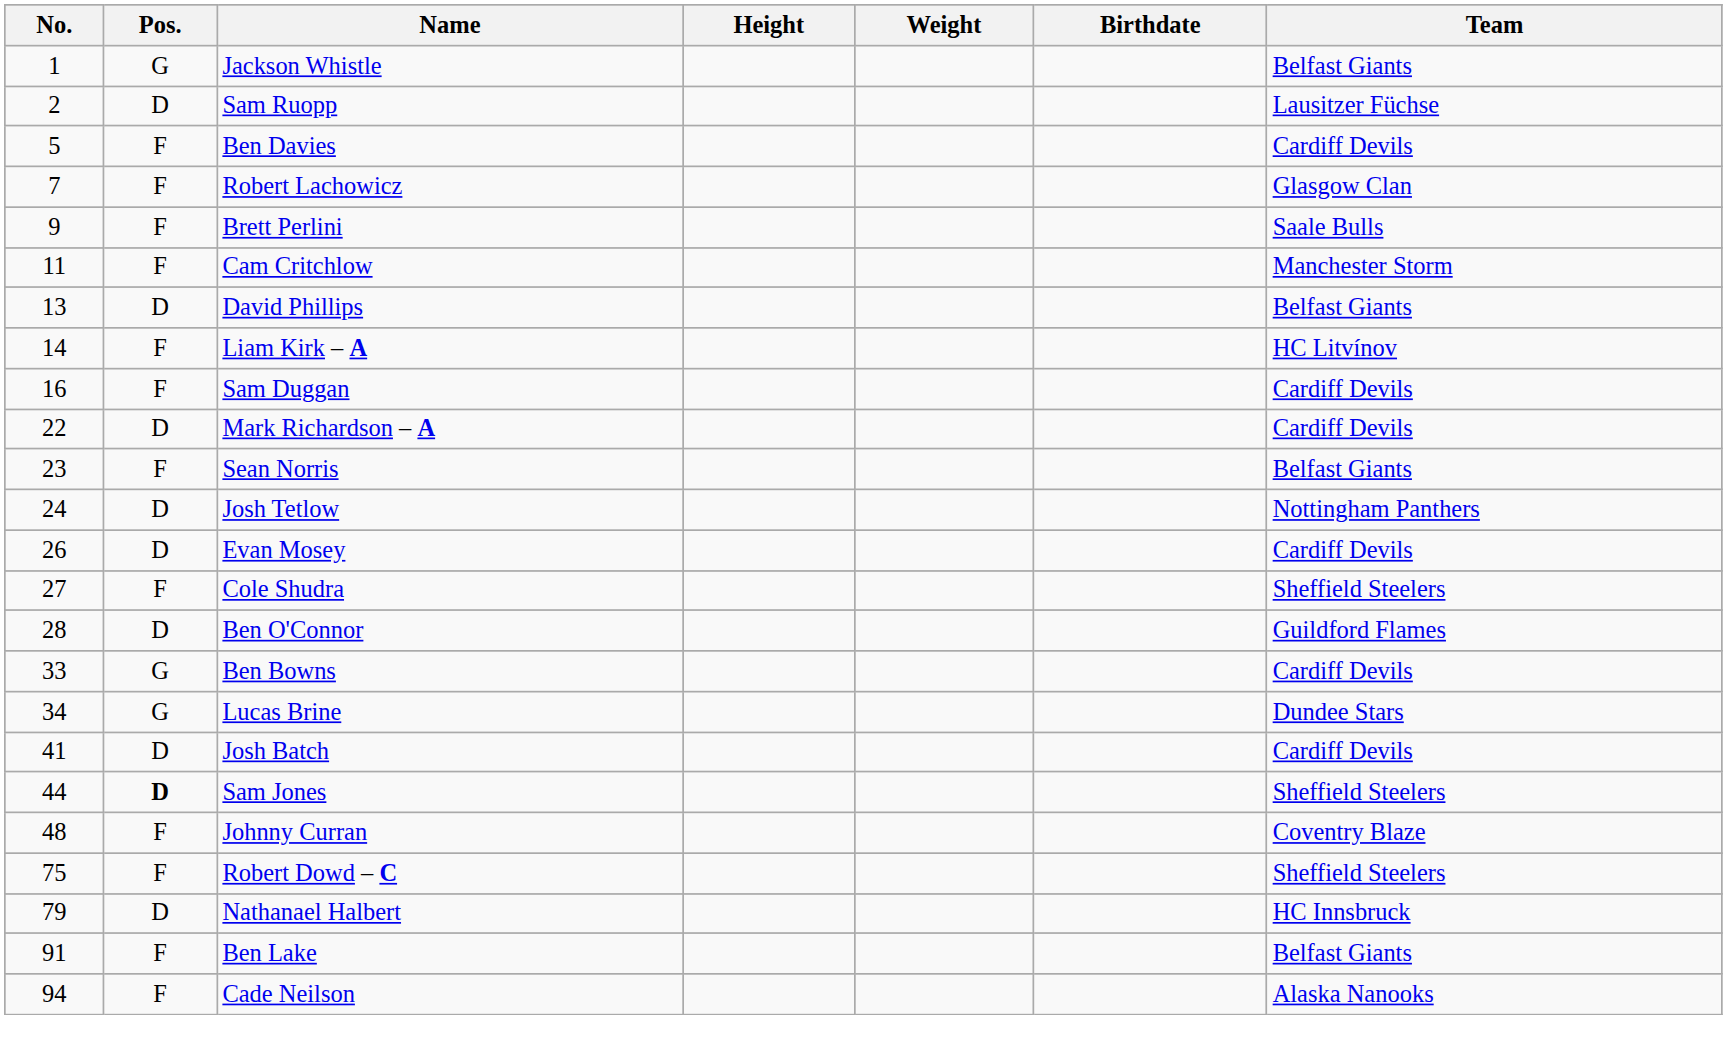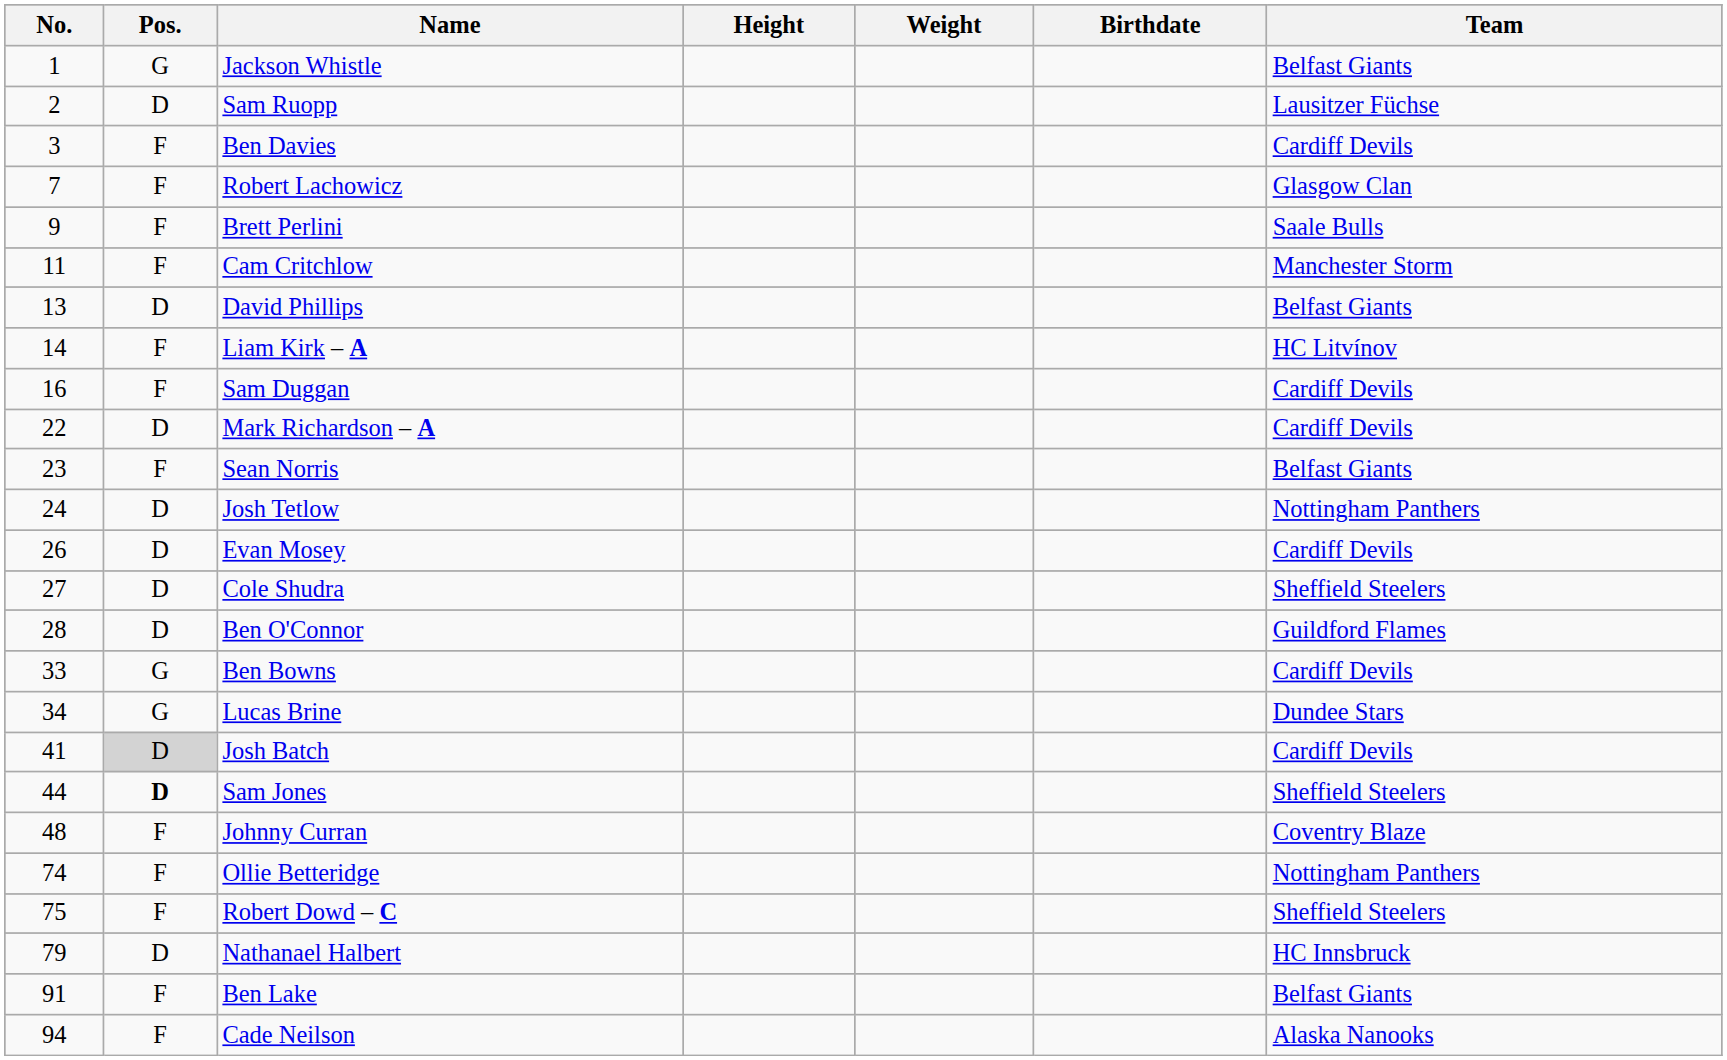(54, 146) 5 -> (54, 146) 3
(160, 590) F -> (160, 590) D
(160, 751) no background -> (160, 751) lightgrey background
+ row: (301, 872)
